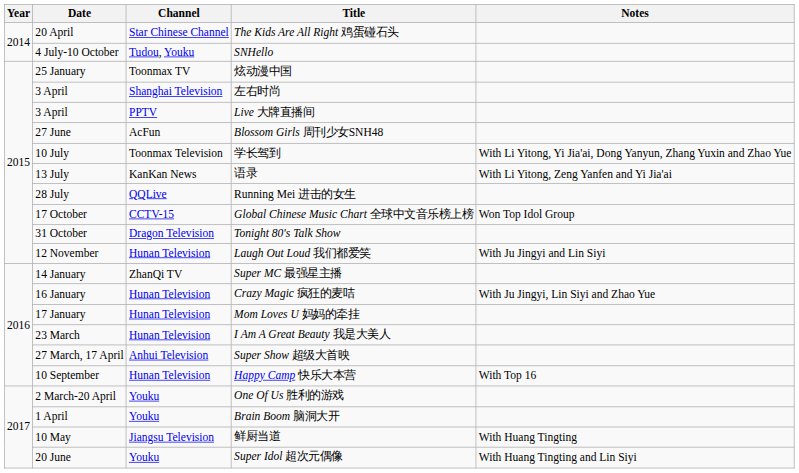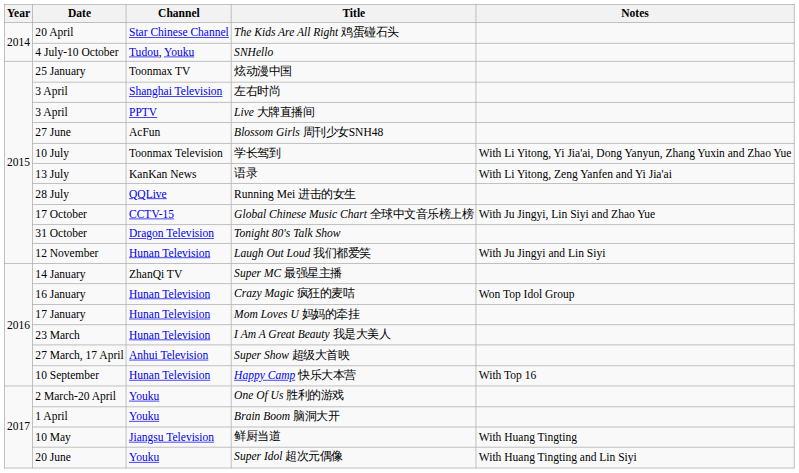(527, 214) Won Top Idol Group -> (567, 214) With Ju Jingyi, Lin Siyi and Zhao Yue
(567, 294) With Ju Jingyi, Lin Siyi and Zhao Yue -> (527, 294) Won Top Idol Group
